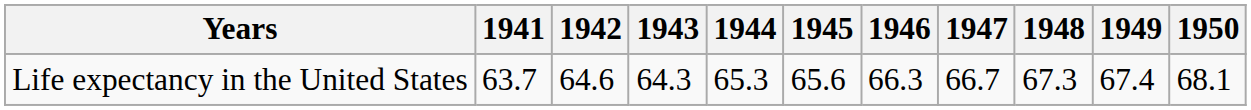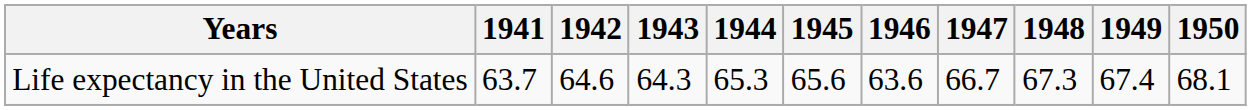(895, 79) 66.3 -> (895, 79) 63.6
